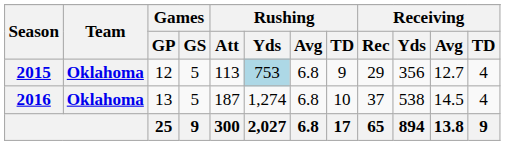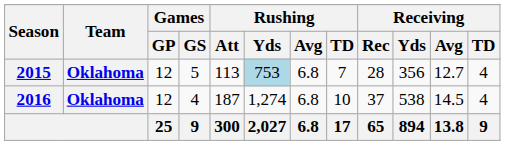(342, 72) 9 -> (342, 72) 7
(376, 72) 29 -> (376, 72) 28
(164, 99) 13 -> (164, 99) 12
(195, 99) 5 -> (195, 99) 4
